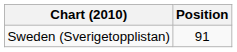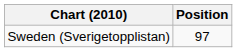(202, 36) 91 -> (202, 36) 97
